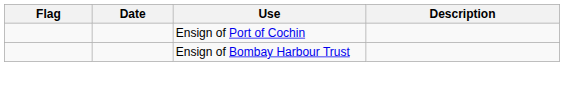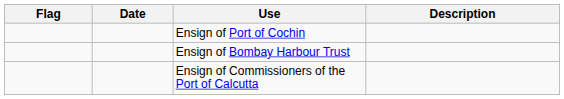+ row: (260, 77)
